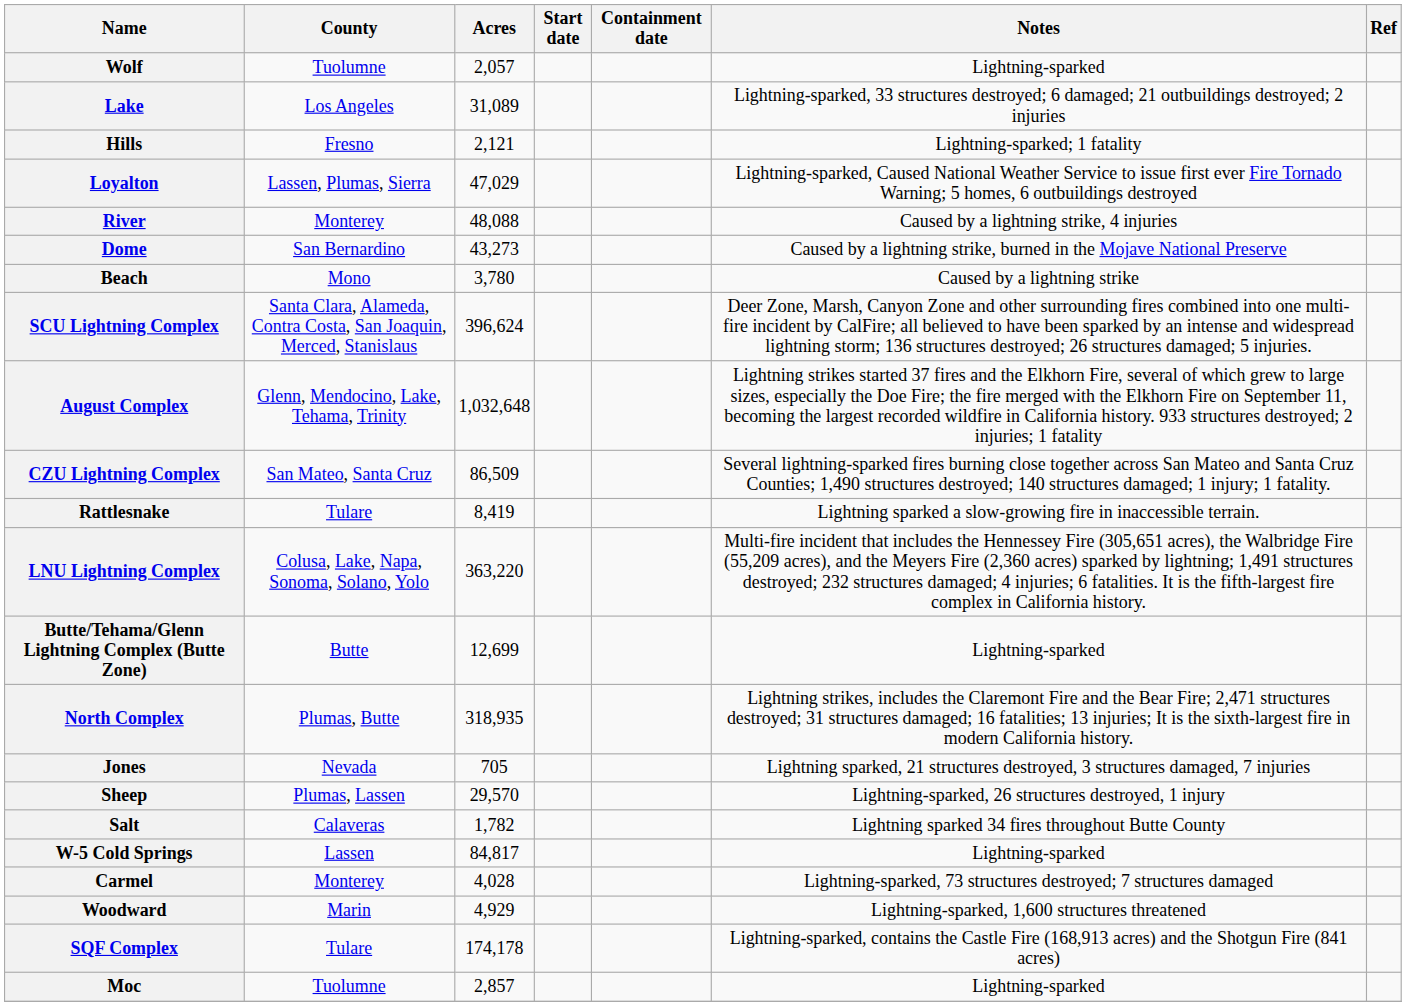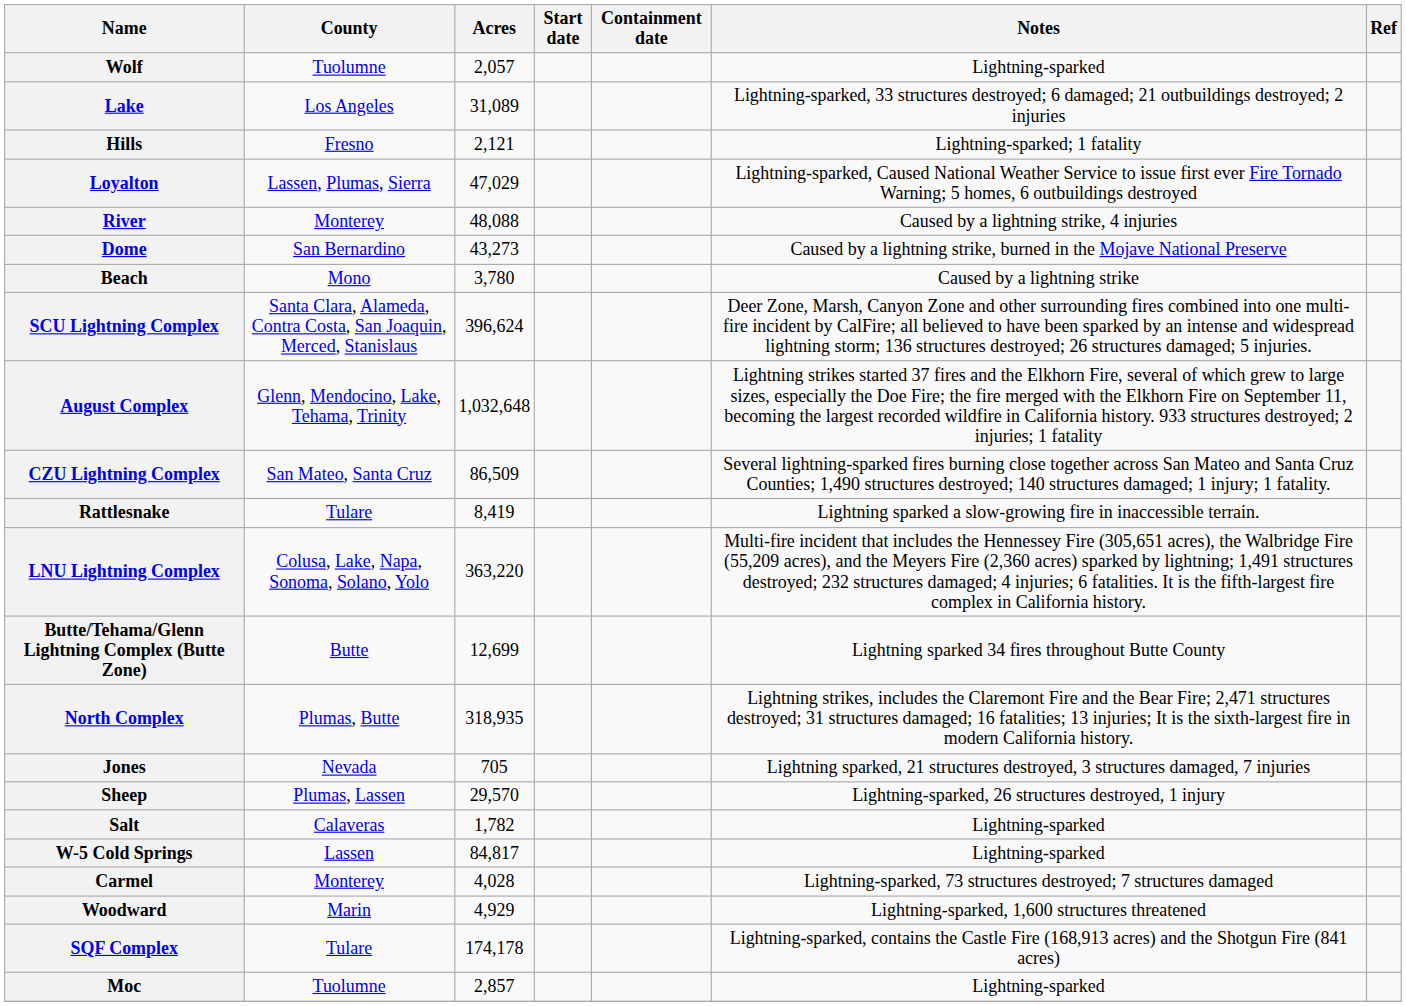(1039, 650) Lightning-sparked -> (1039, 650) Lightning sparked 34 fires throughout Butte County
(1039, 824) Lightning sparked 34 fires throughout Butte County -> (1039, 824) Lightning-sparked
